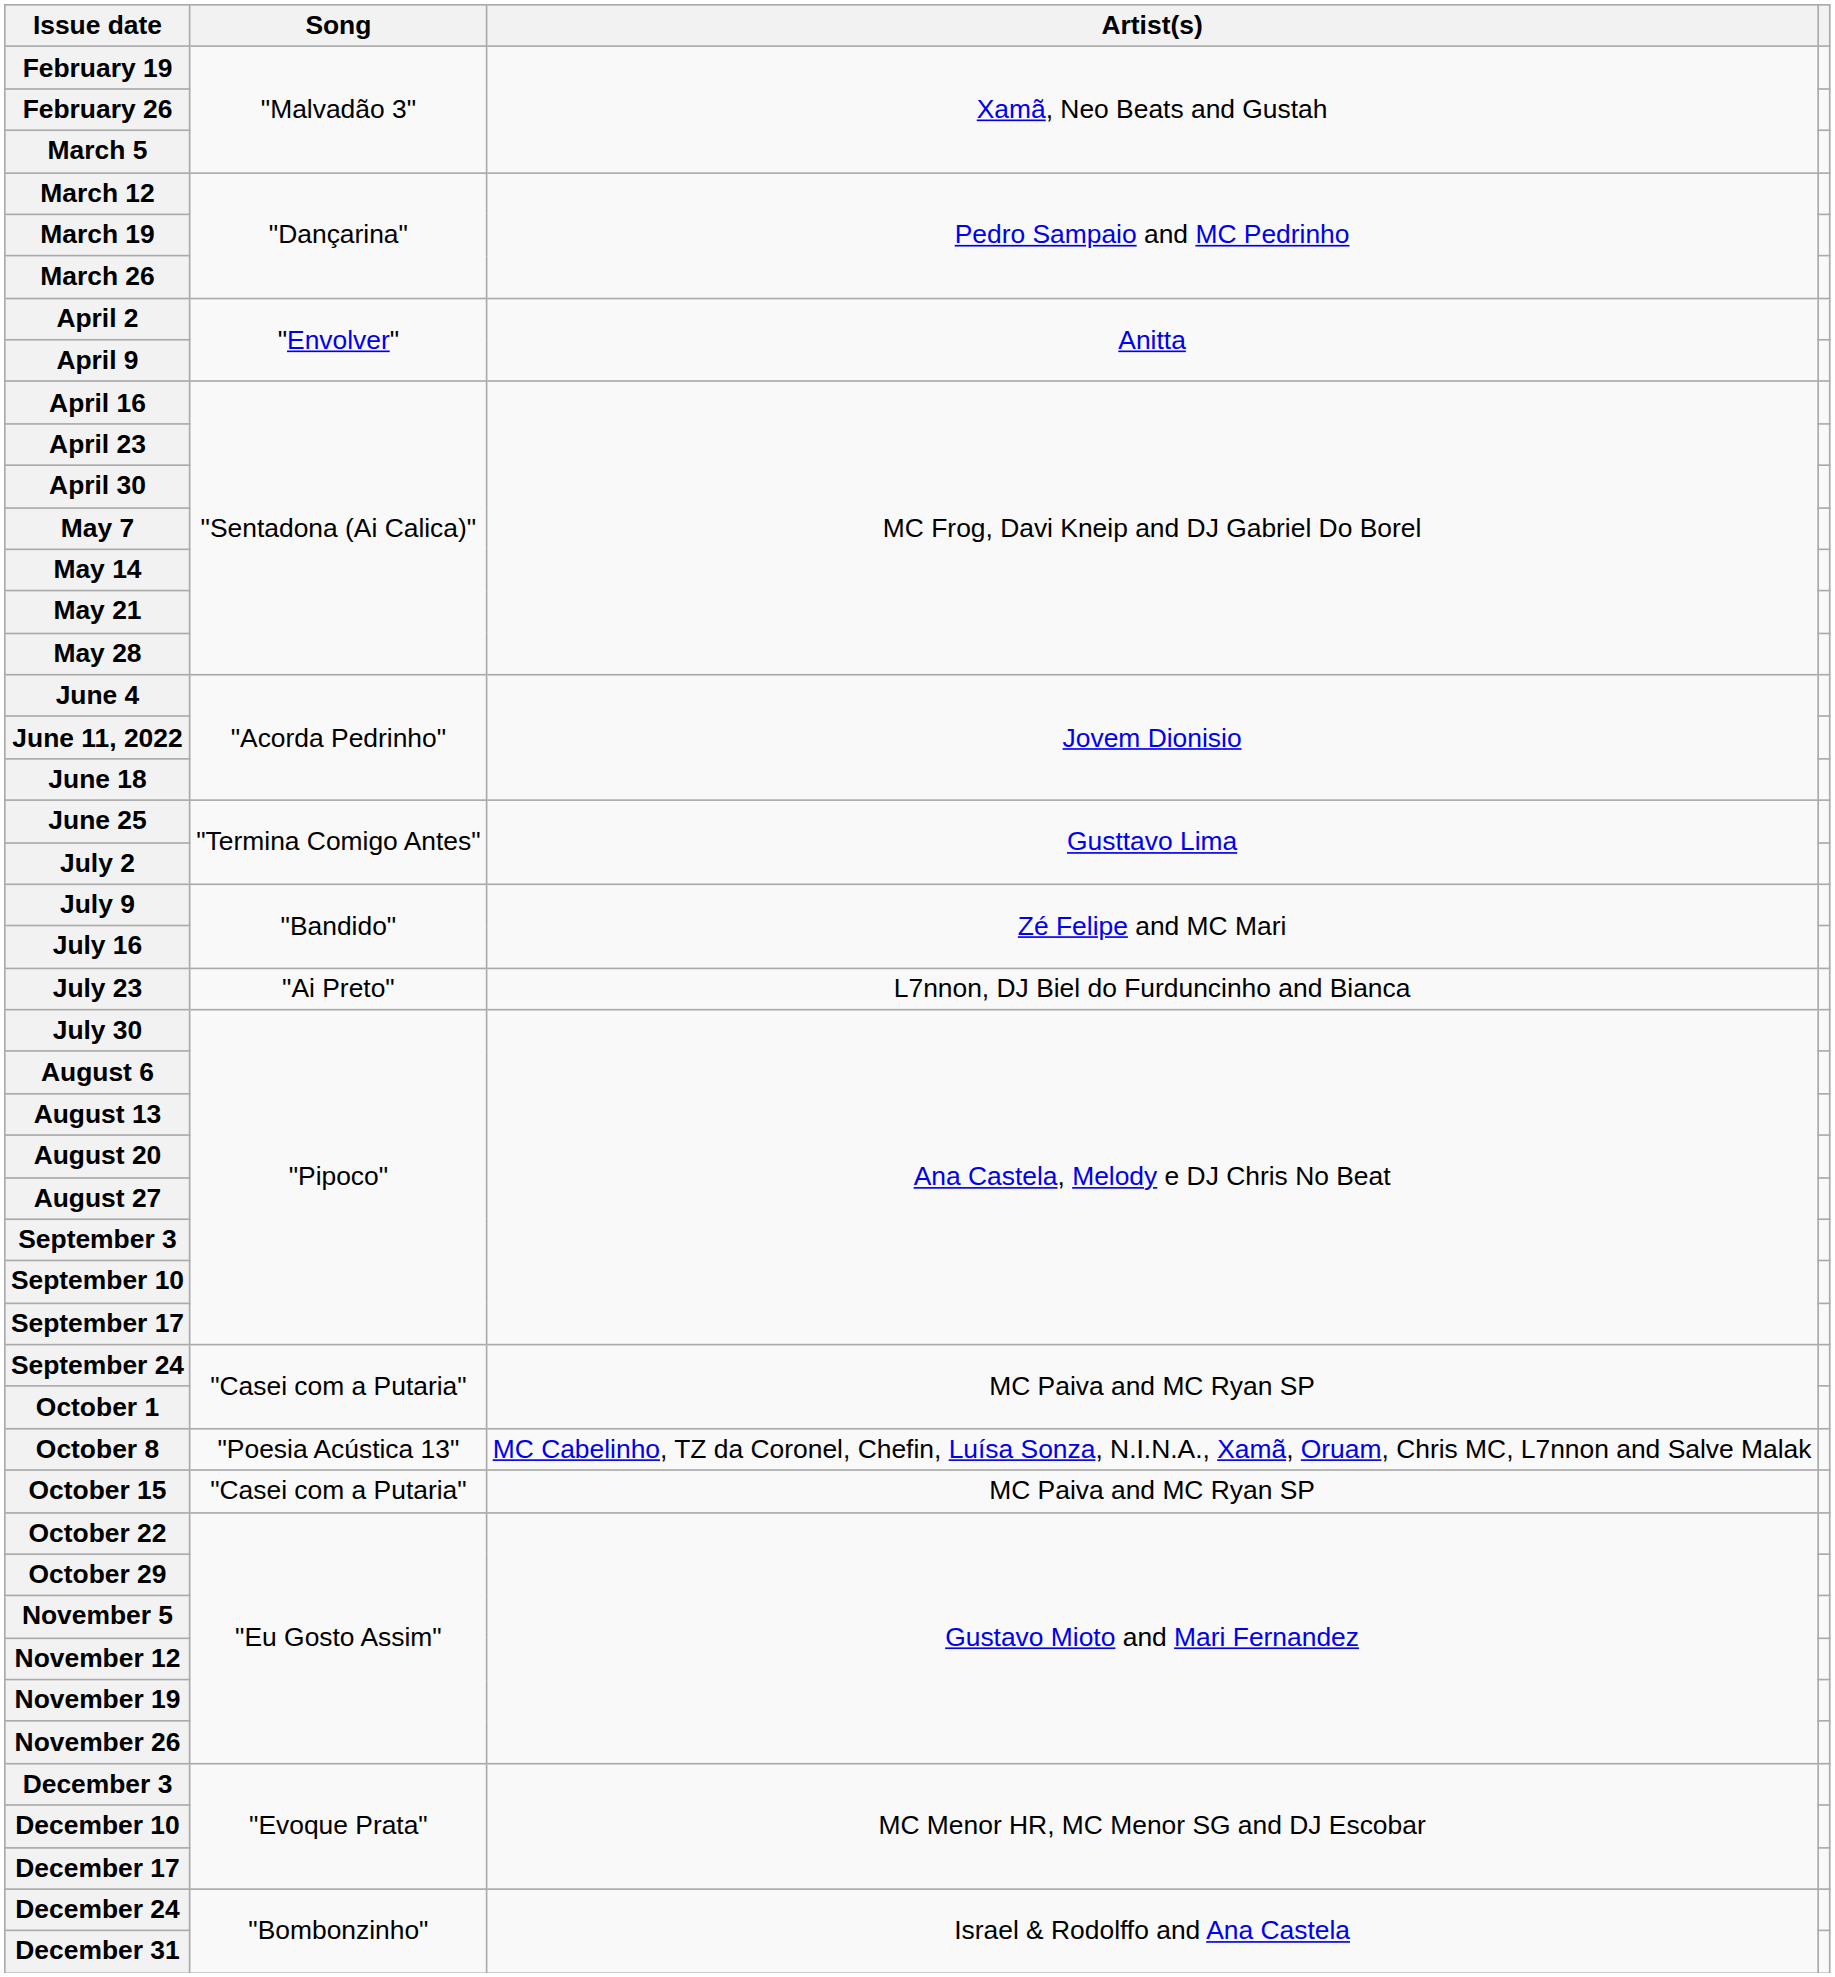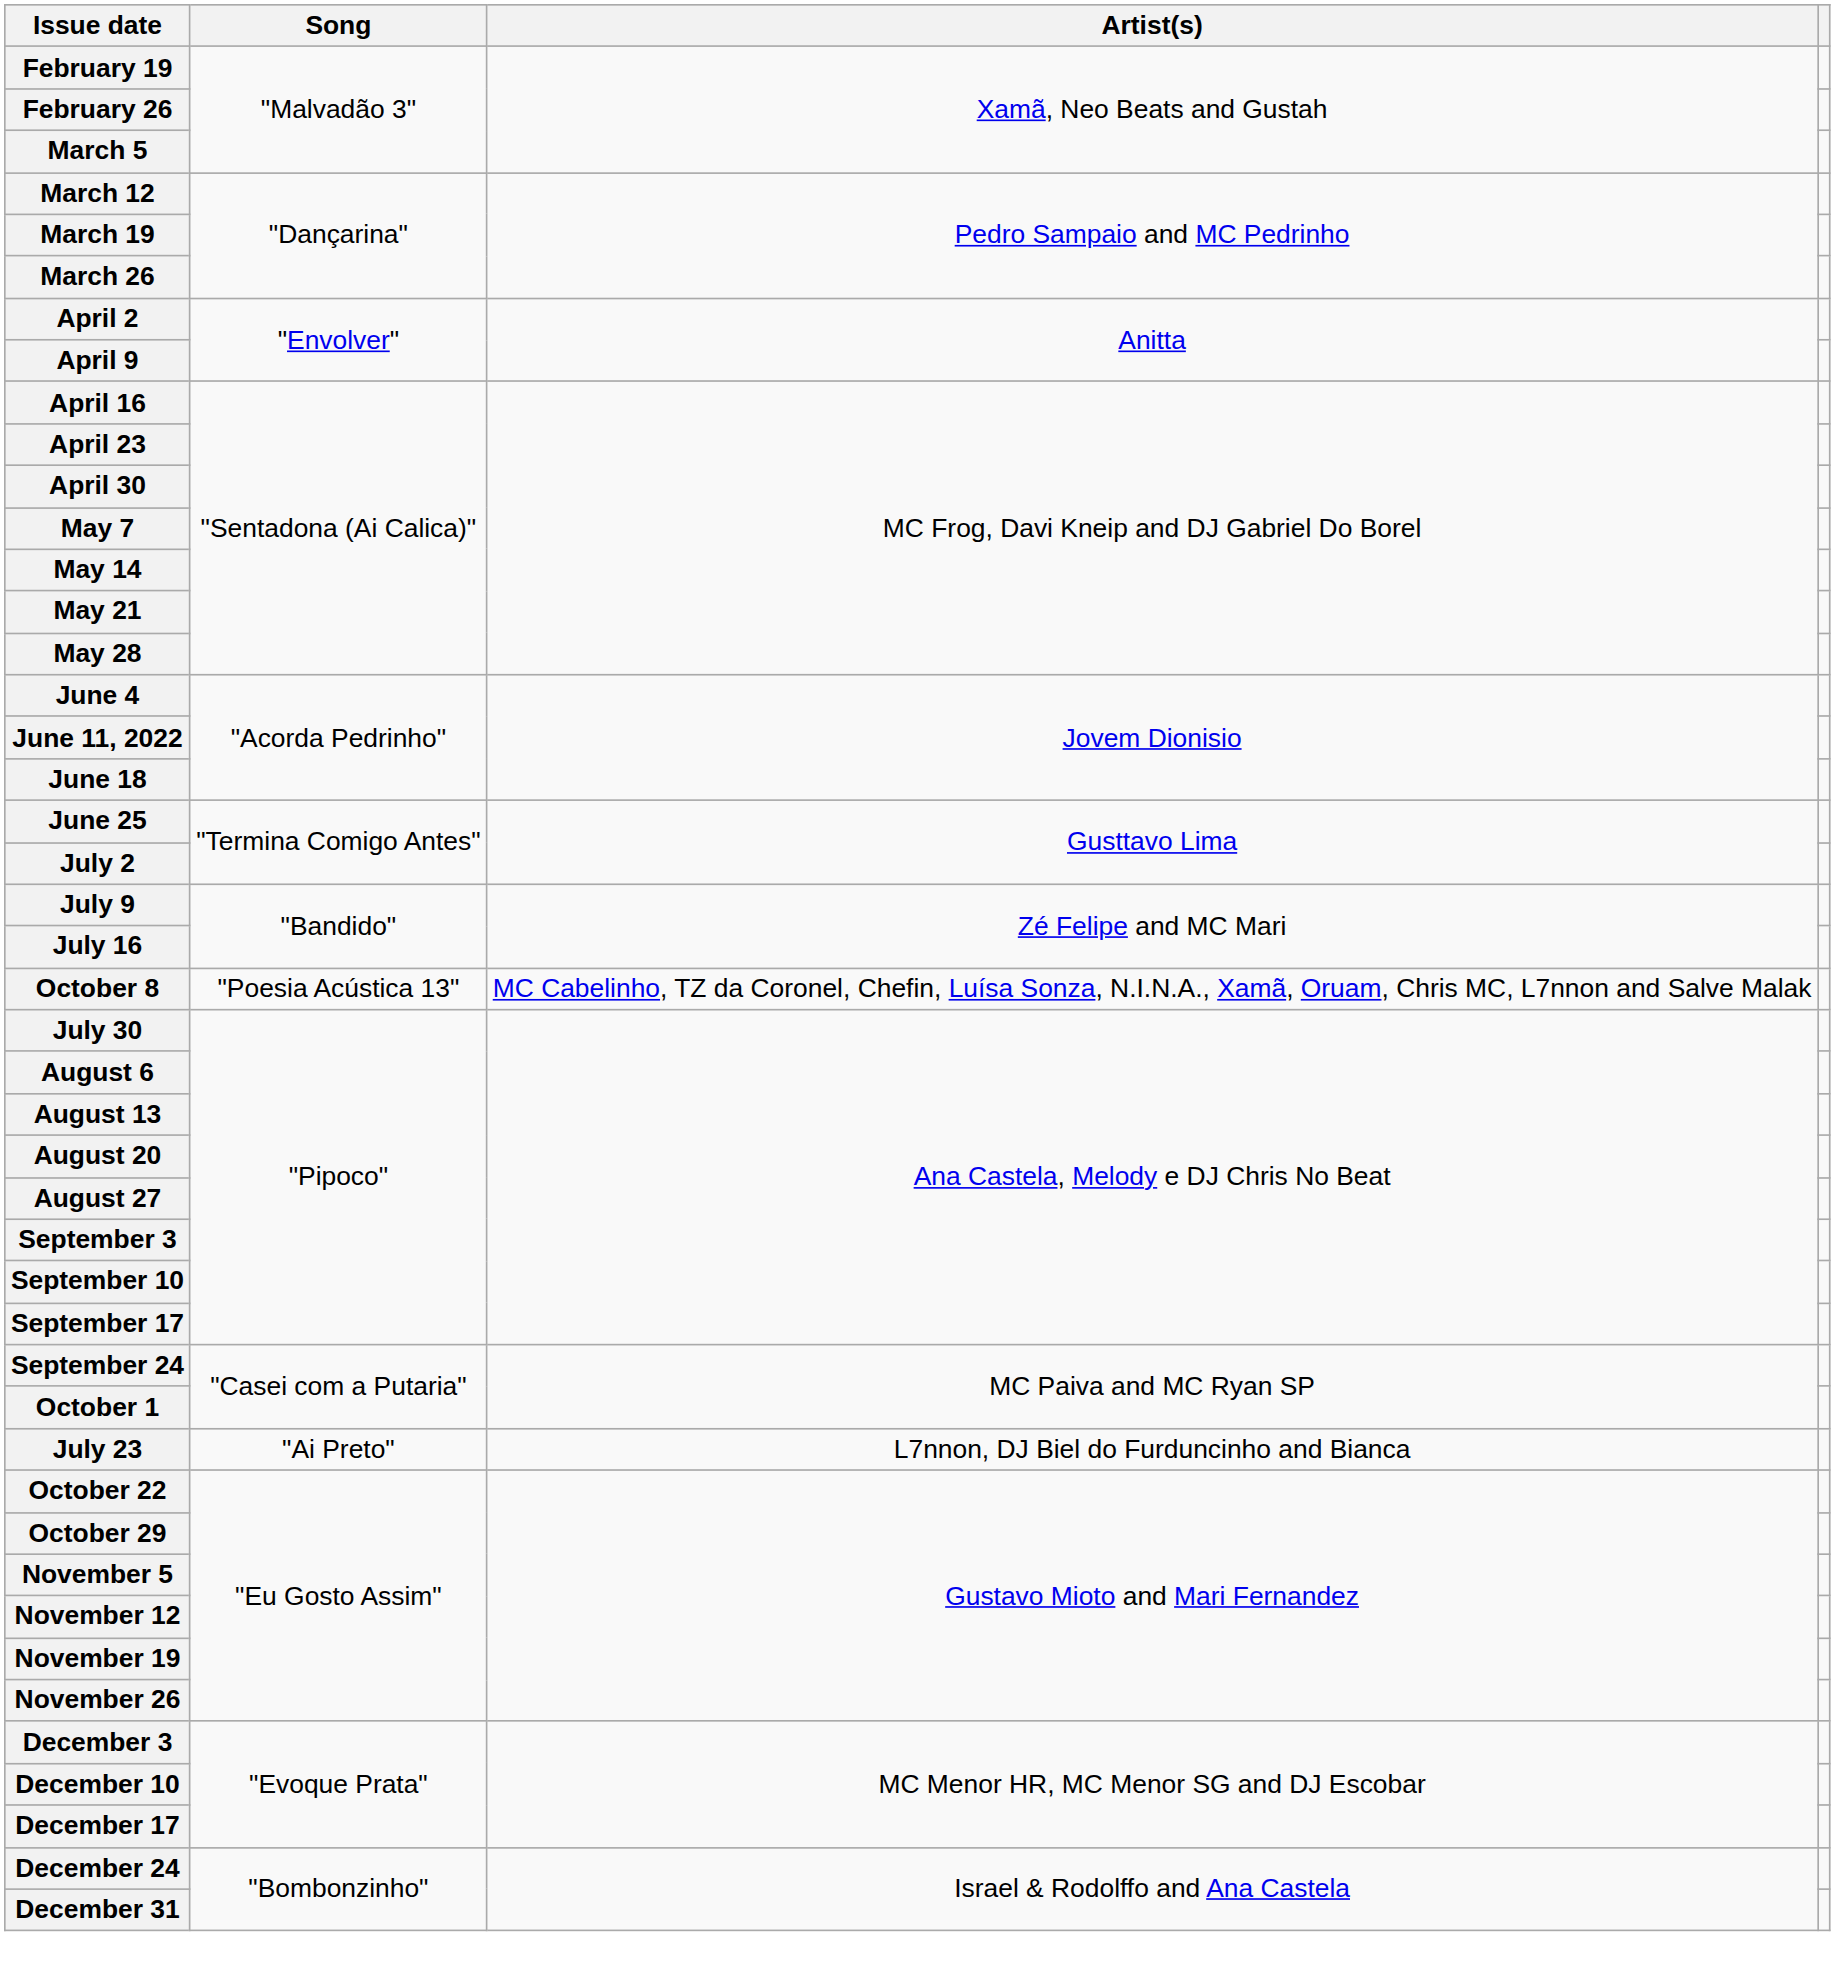rows swapped: (97, 988) <-> (97, 1448)
- row: (97, 1490)
